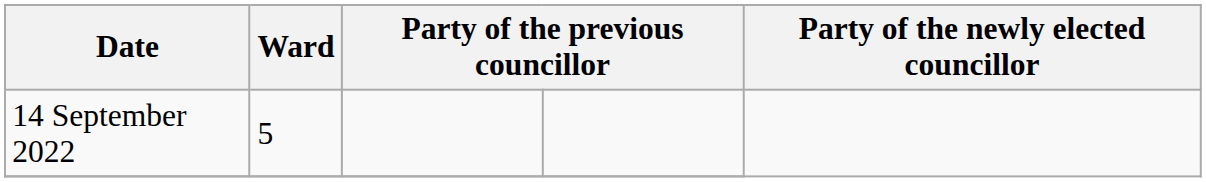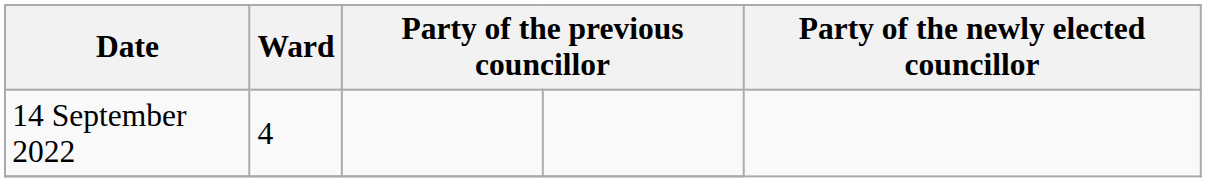(265, 132) 5 -> (265, 132) 4
